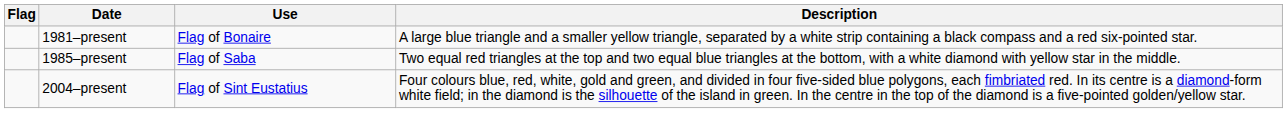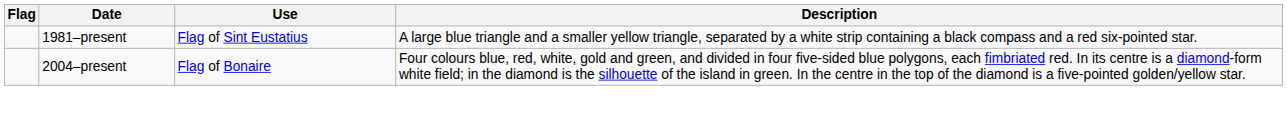(224, 37) Flag of Bonaire -> (243, 37) Flag of Sint Eustatius
- row: (84, 59)
(243, 88) Flag of Sint Eustatius -> (224, 66) Flag of Bonaire
